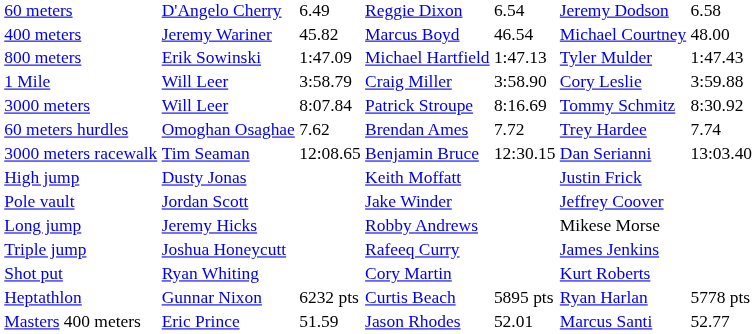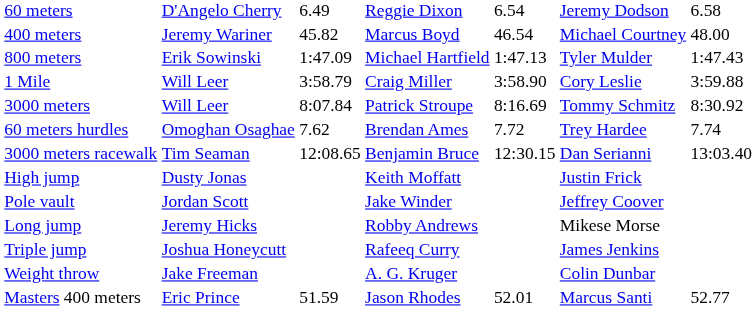- row: (34, 273)
+ row: (52, 273)
- row: (43, 297)
